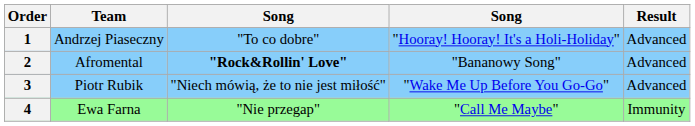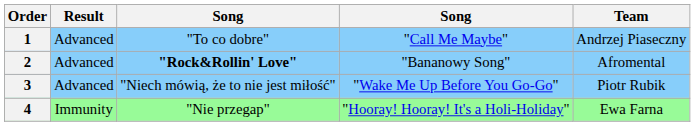columns swapped: (109, 16) <-> (656, 16)
(506, 39) "Hooray! Hooray! It's a Holi-Holiday" -> (456, 39) "Call Me Maybe"
(506, 109) "Call Me Maybe" -> (456, 109) "Hooray! Hooray! It's a Holi-Holiday"
